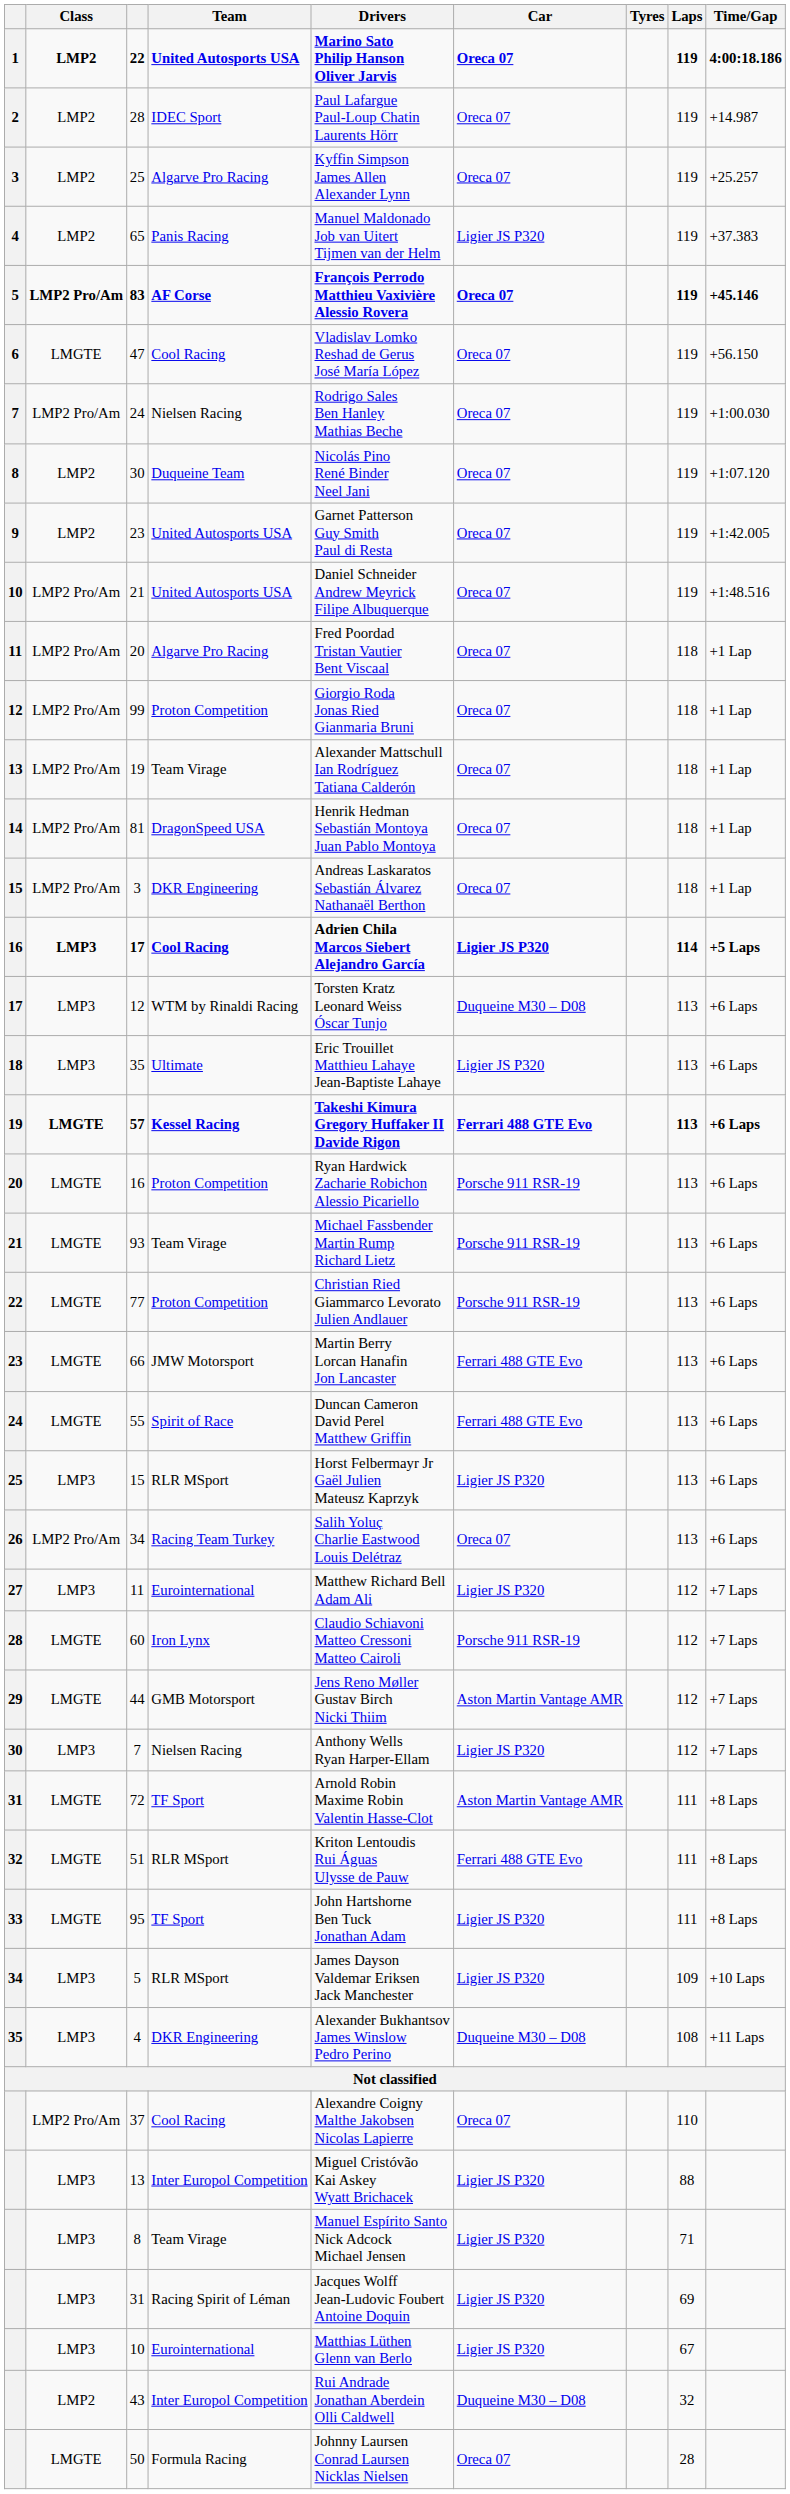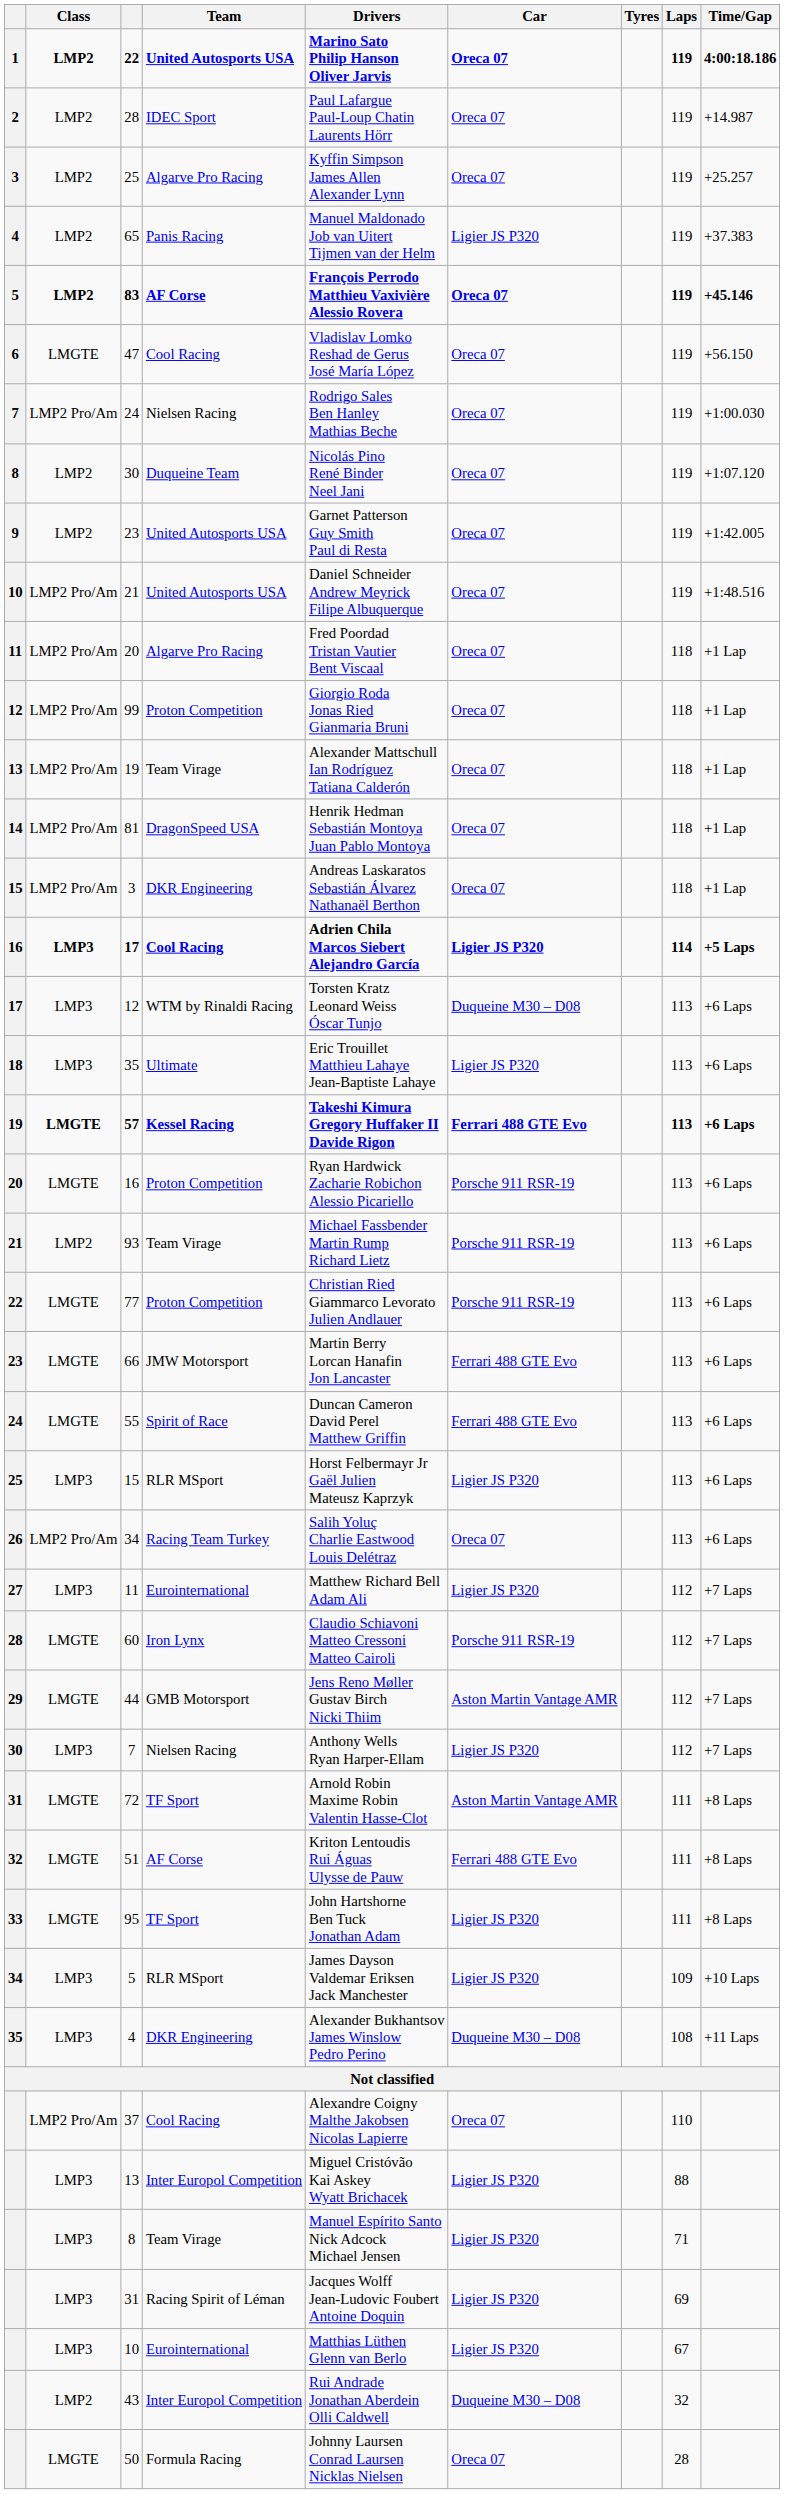(76, 295) LMP2 Pro/Am -> (73, 295) LMP2
(76, 1243) LMGTE -> (73, 1243) LMP2
(190, 1859) RLR MSport -> (174, 1859) AF Corse
